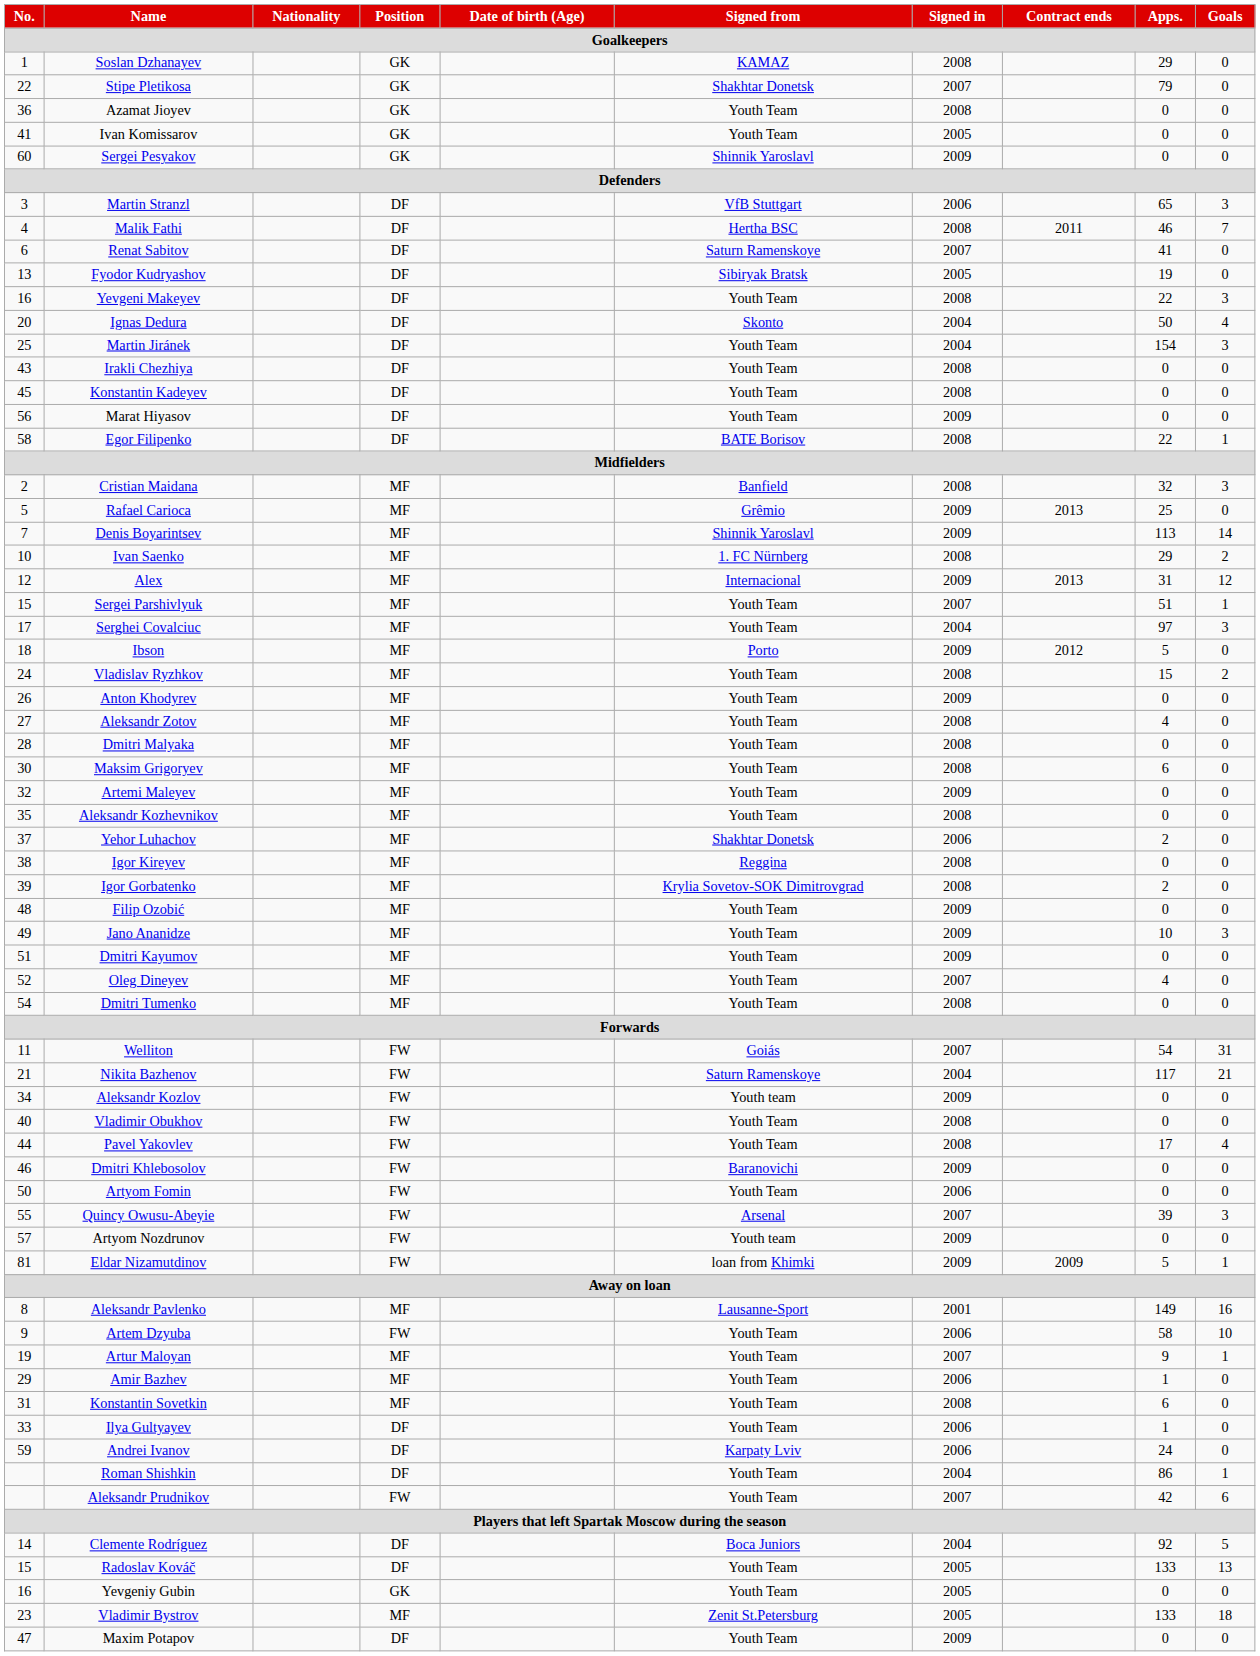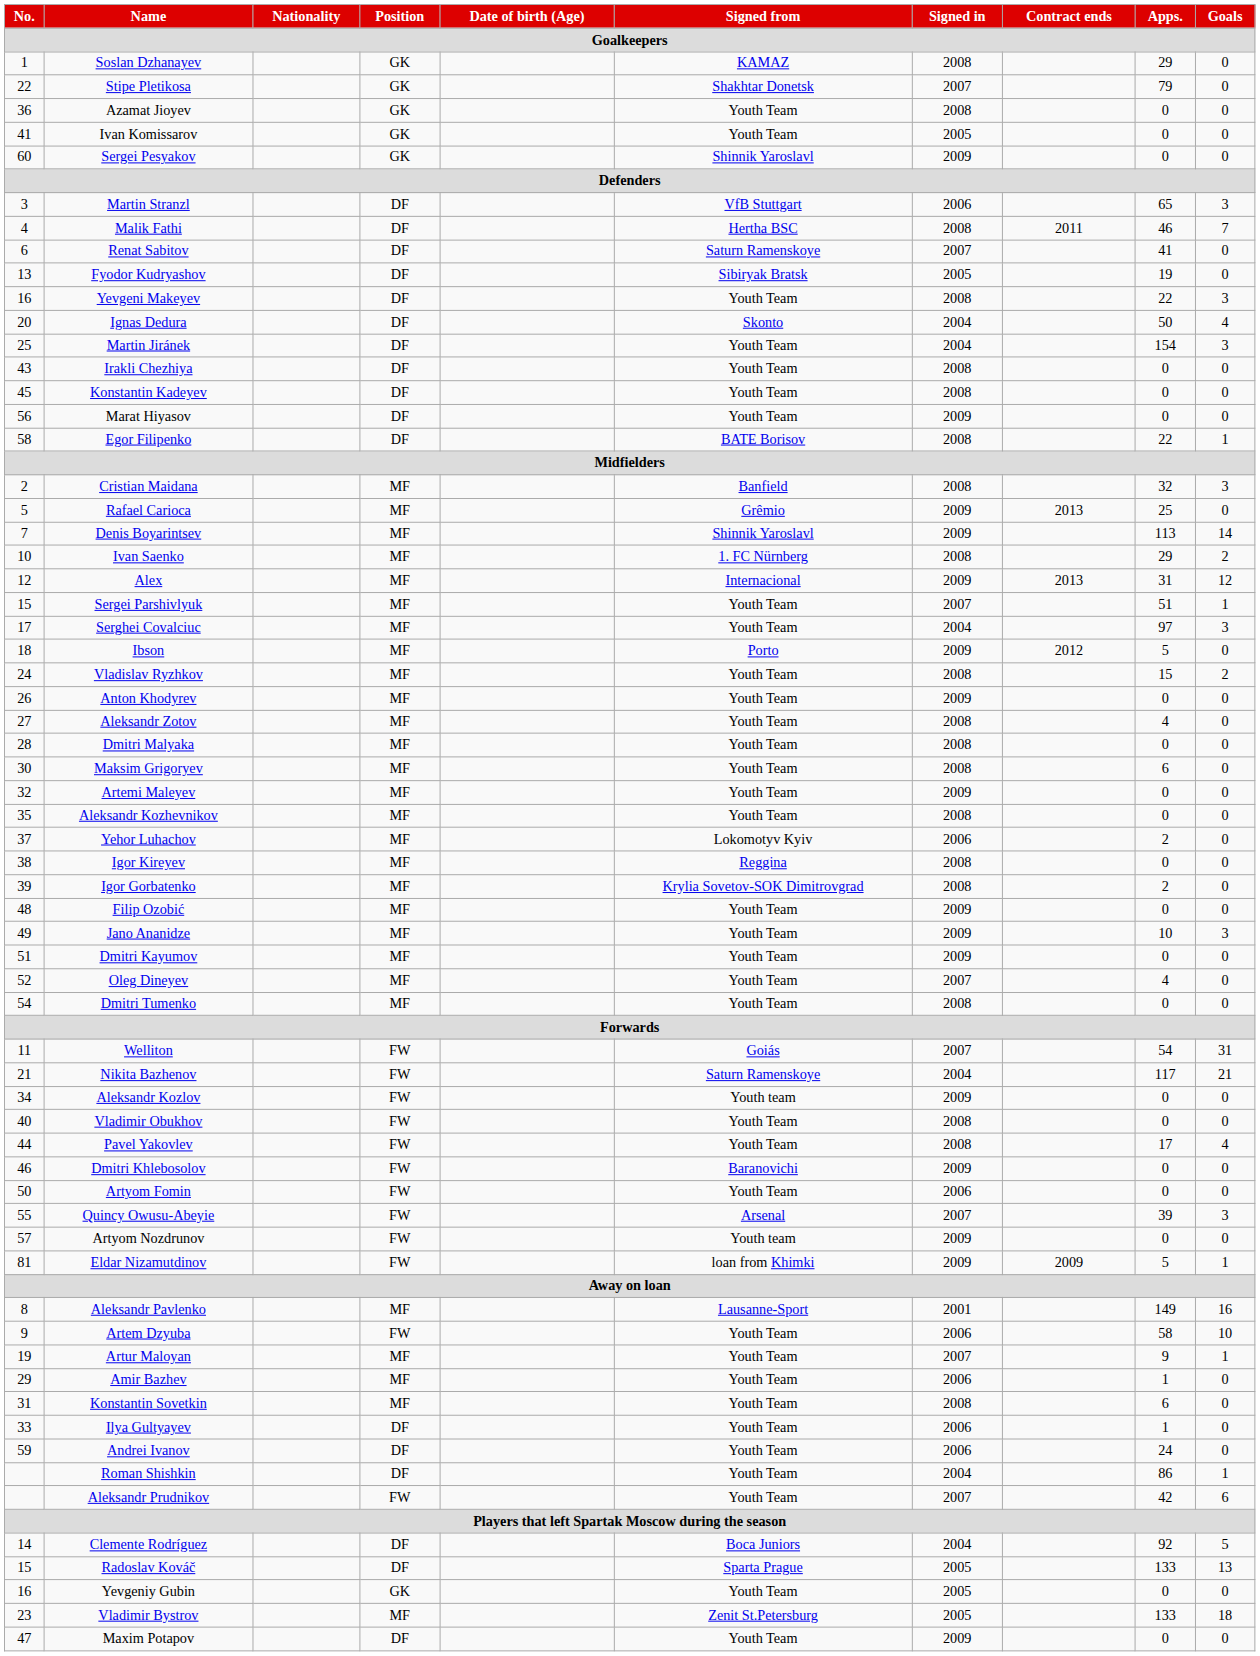(763, 839) Shakhtar Donetsk -> (763, 839) Lokomotyv Kyiv
(763, 1450) Karpaty Lviv -> (763, 1450) Youth Team
(763, 1568) Youth Team -> (763, 1568) Sparta Prague
